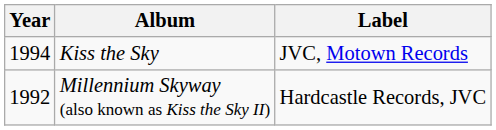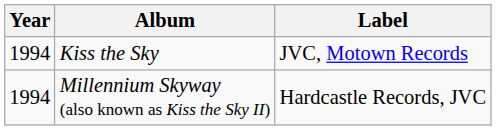(30, 97) 1992 -> (30, 97) 1994
